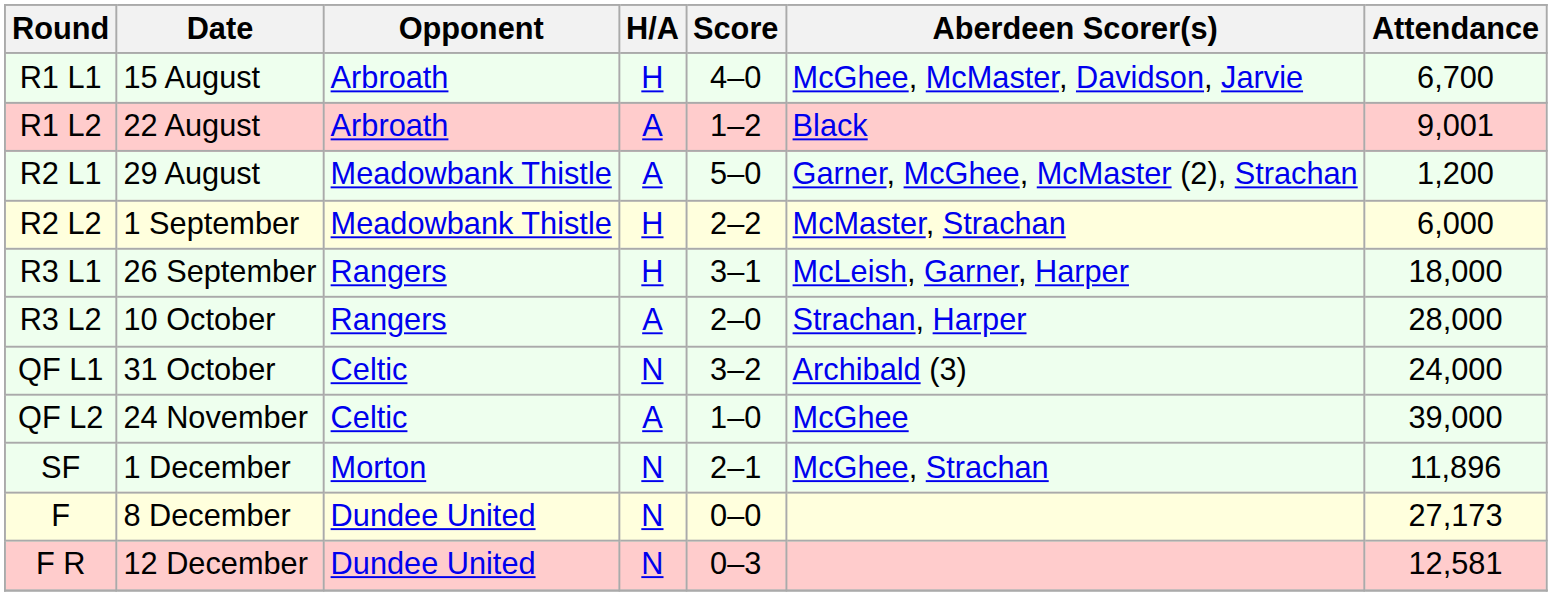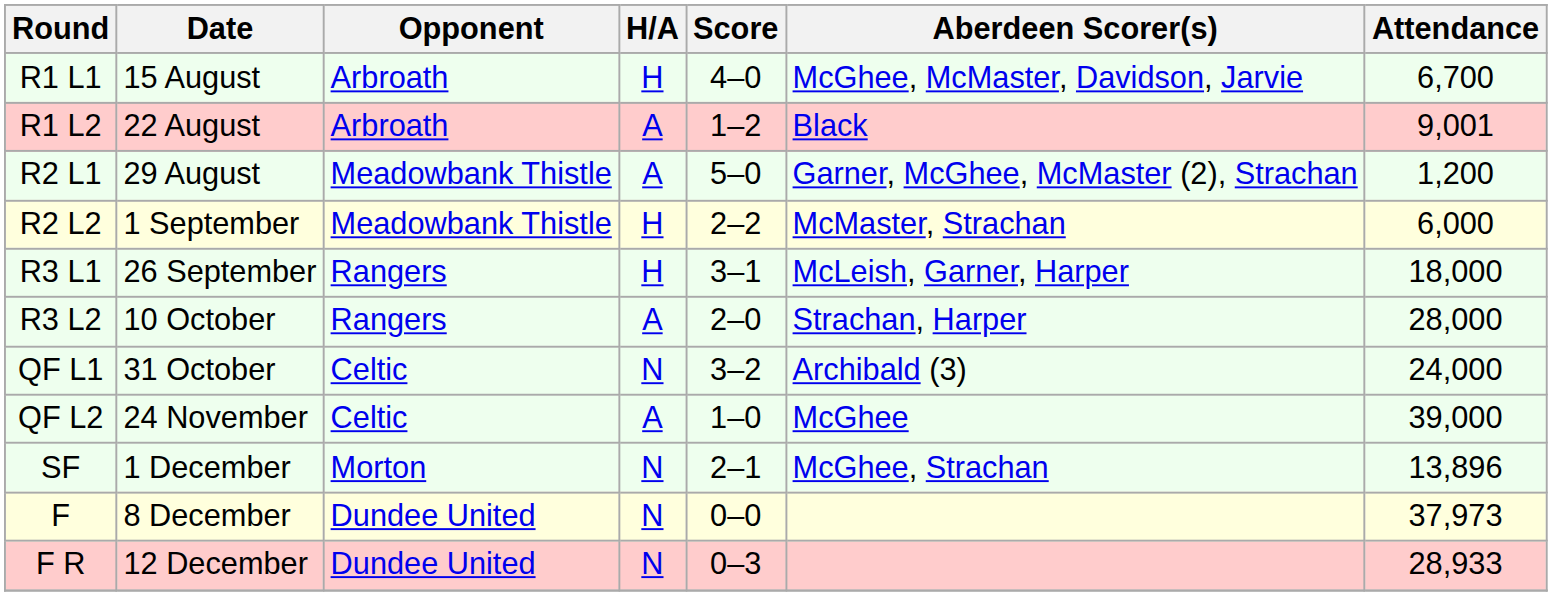(1456, 467) 11,896 -> (1456, 467) 13,896
(1456, 516) 27,173 -> (1456, 516) 37,973
(1456, 564) 12,581 -> (1456, 564) 28,933
